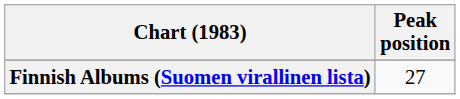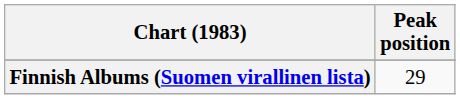(415, 76) 27 -> (415, 76) 29
